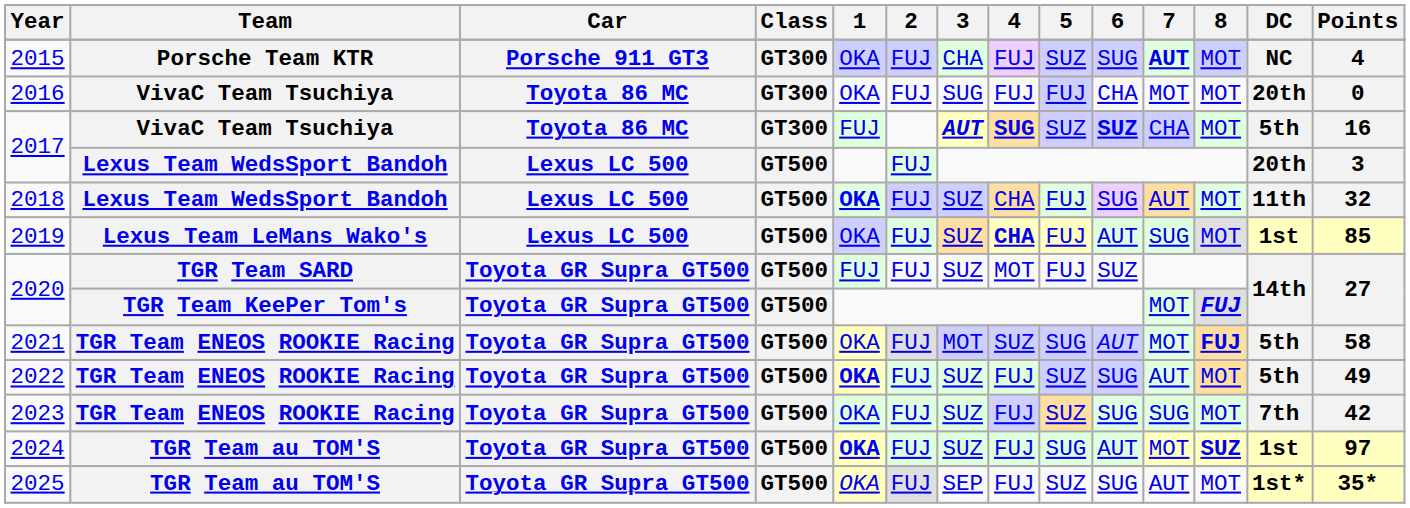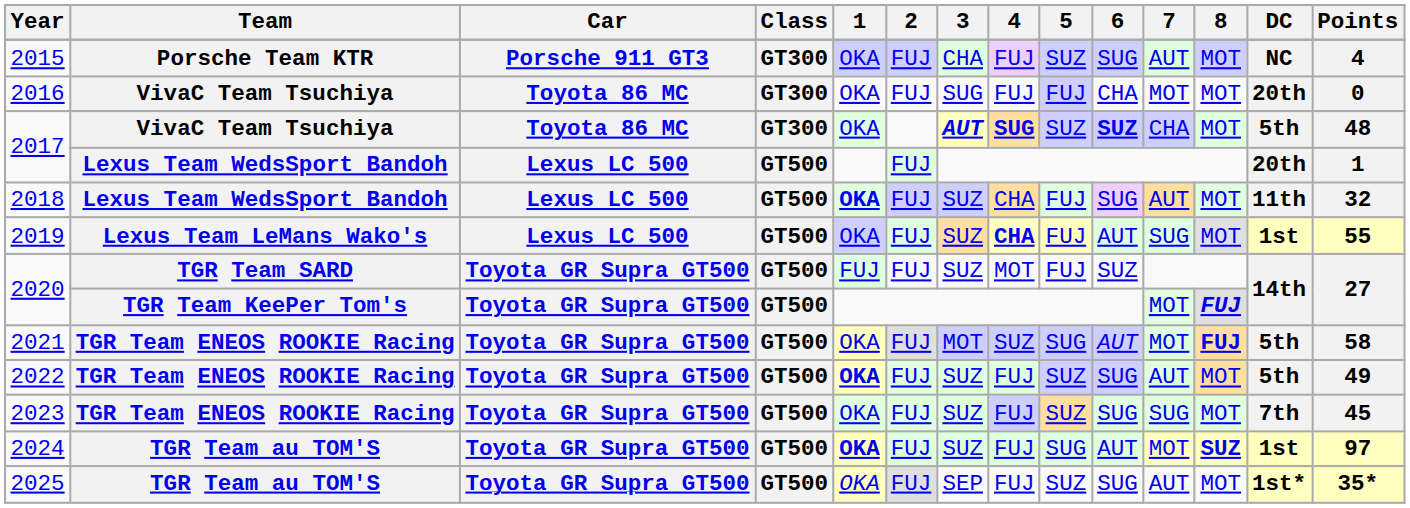(1169, 58) bold -> (1169, 58) normal
(859, 129) FUJ -> (859, 129) OKA
(1358, 129) 16 -> (1358, 129) 48
(1358, 165) 3 -> (1358, 165) 1
(1358, 236) 85 -> (1358, 236) 55
(1358, 413) 42 -> (1358, 413) 45
